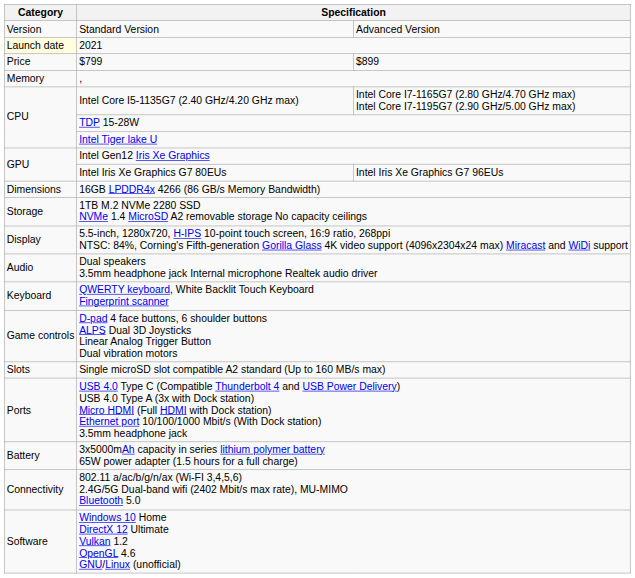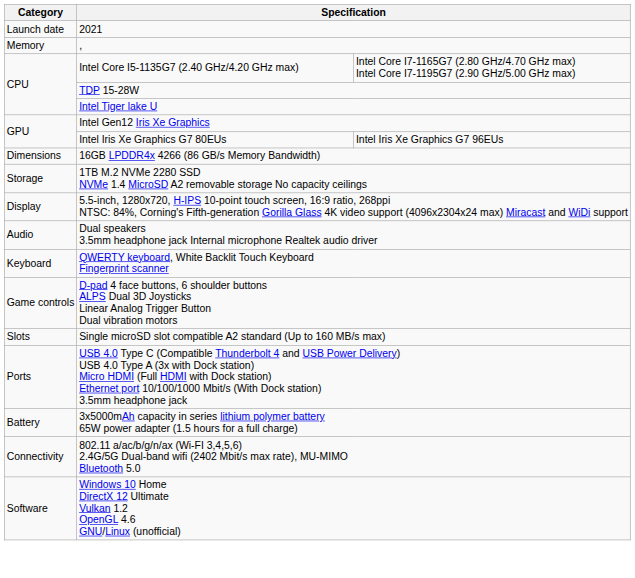- row: (119, 29)
(35, 45) lightyellow background -> (35, 29) no background
- row: (91, 62)
